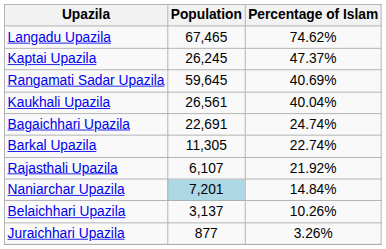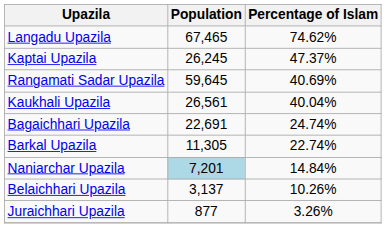- row: (63, 168)
